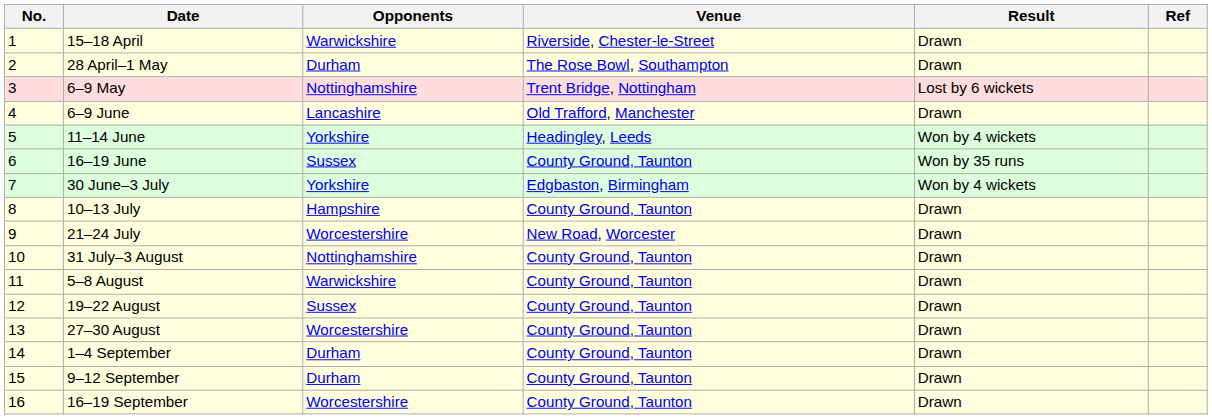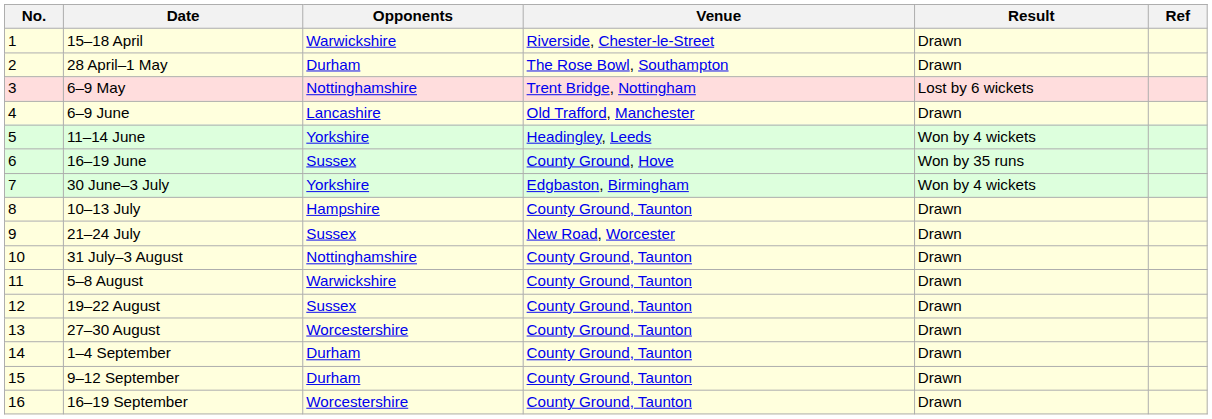(609, 161) County Ground, Taunton -> (600, 161) County Ground, Hove
(357, 233) Worcestershire -> (331, 233) Sussex
